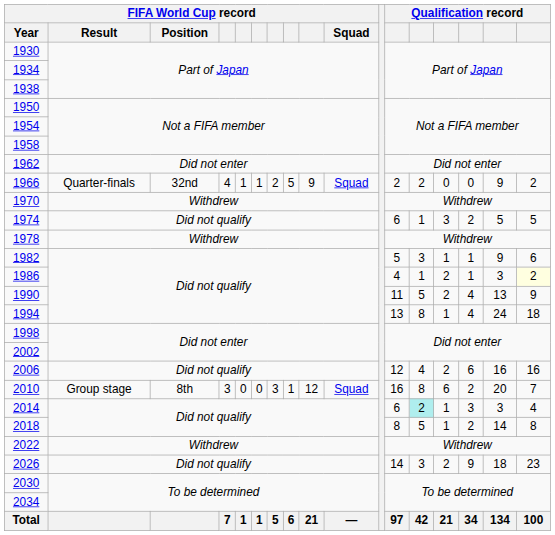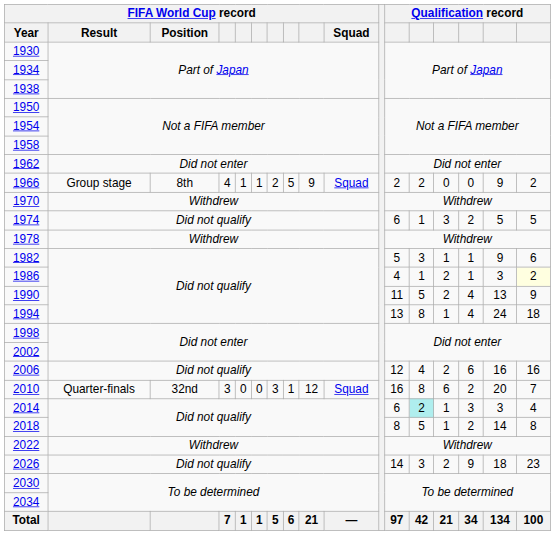(99, 182) Quarter-finals -> (99, 182) Group stage
(185, 182) 32nd -> (185, 182) 8th
(99, 389) Group stage -> (99, 389) Quarter-finals
(185, 389) 8th -> (185, 389) 32nd
